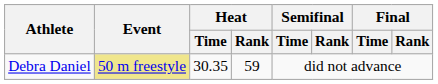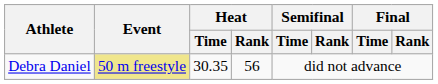(252, 67) 59 -> (252, 67) 56
